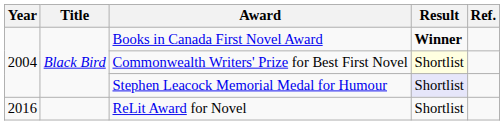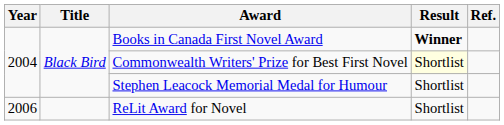(439, 85) lavender background -> (439, 85) no background
(22, 108) 2016 -> (22, 108) 2006
